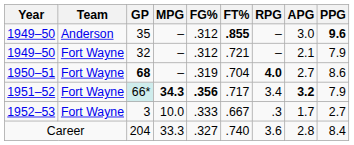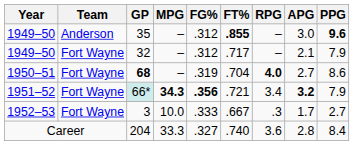(237, 53) .721 -> (237, 53) .717
(237, 92) .717 -> (237, 92) .721
